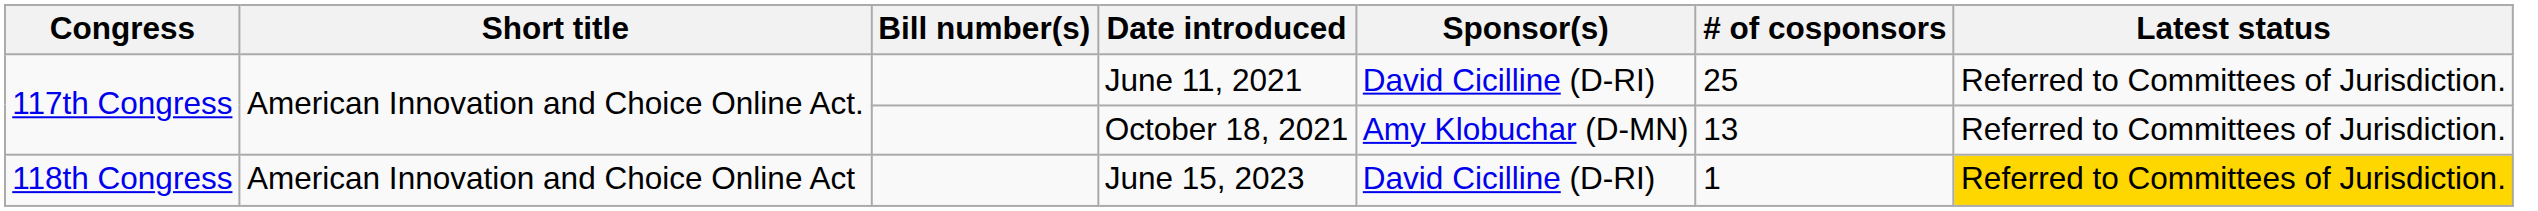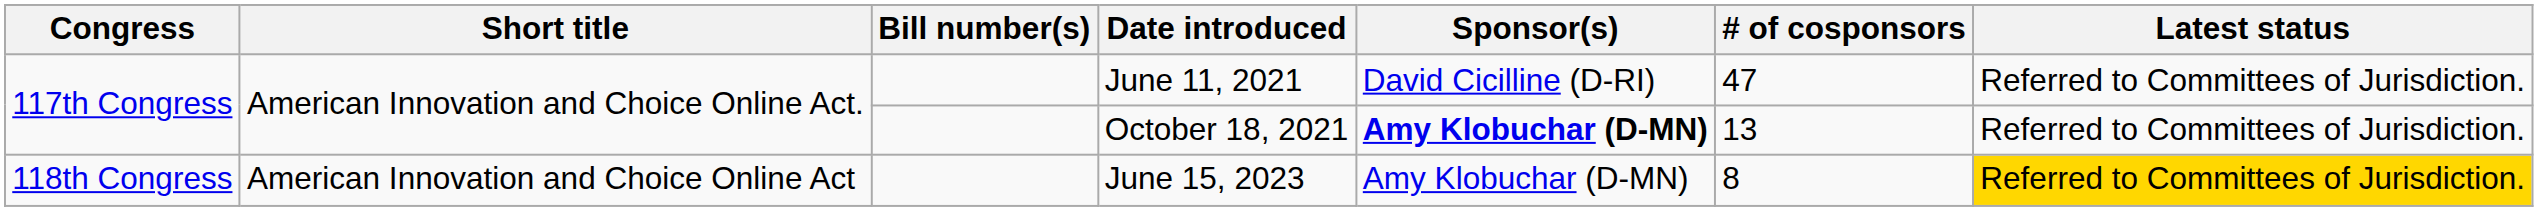(1721, 79) 25 -> (1740, 79) 47
(1526, 129) normal -> (1535, 129) bold
(1509, 179) David Cicilline (D-RI) -> (1526, 179) Amy Klobuchar (D-MN)
(1712, 179) 1 -> (1731, 179) 8
